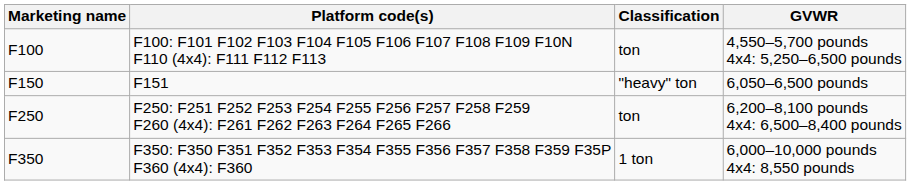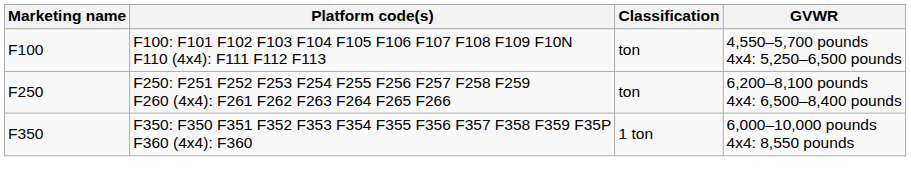- row: (151, 83)
